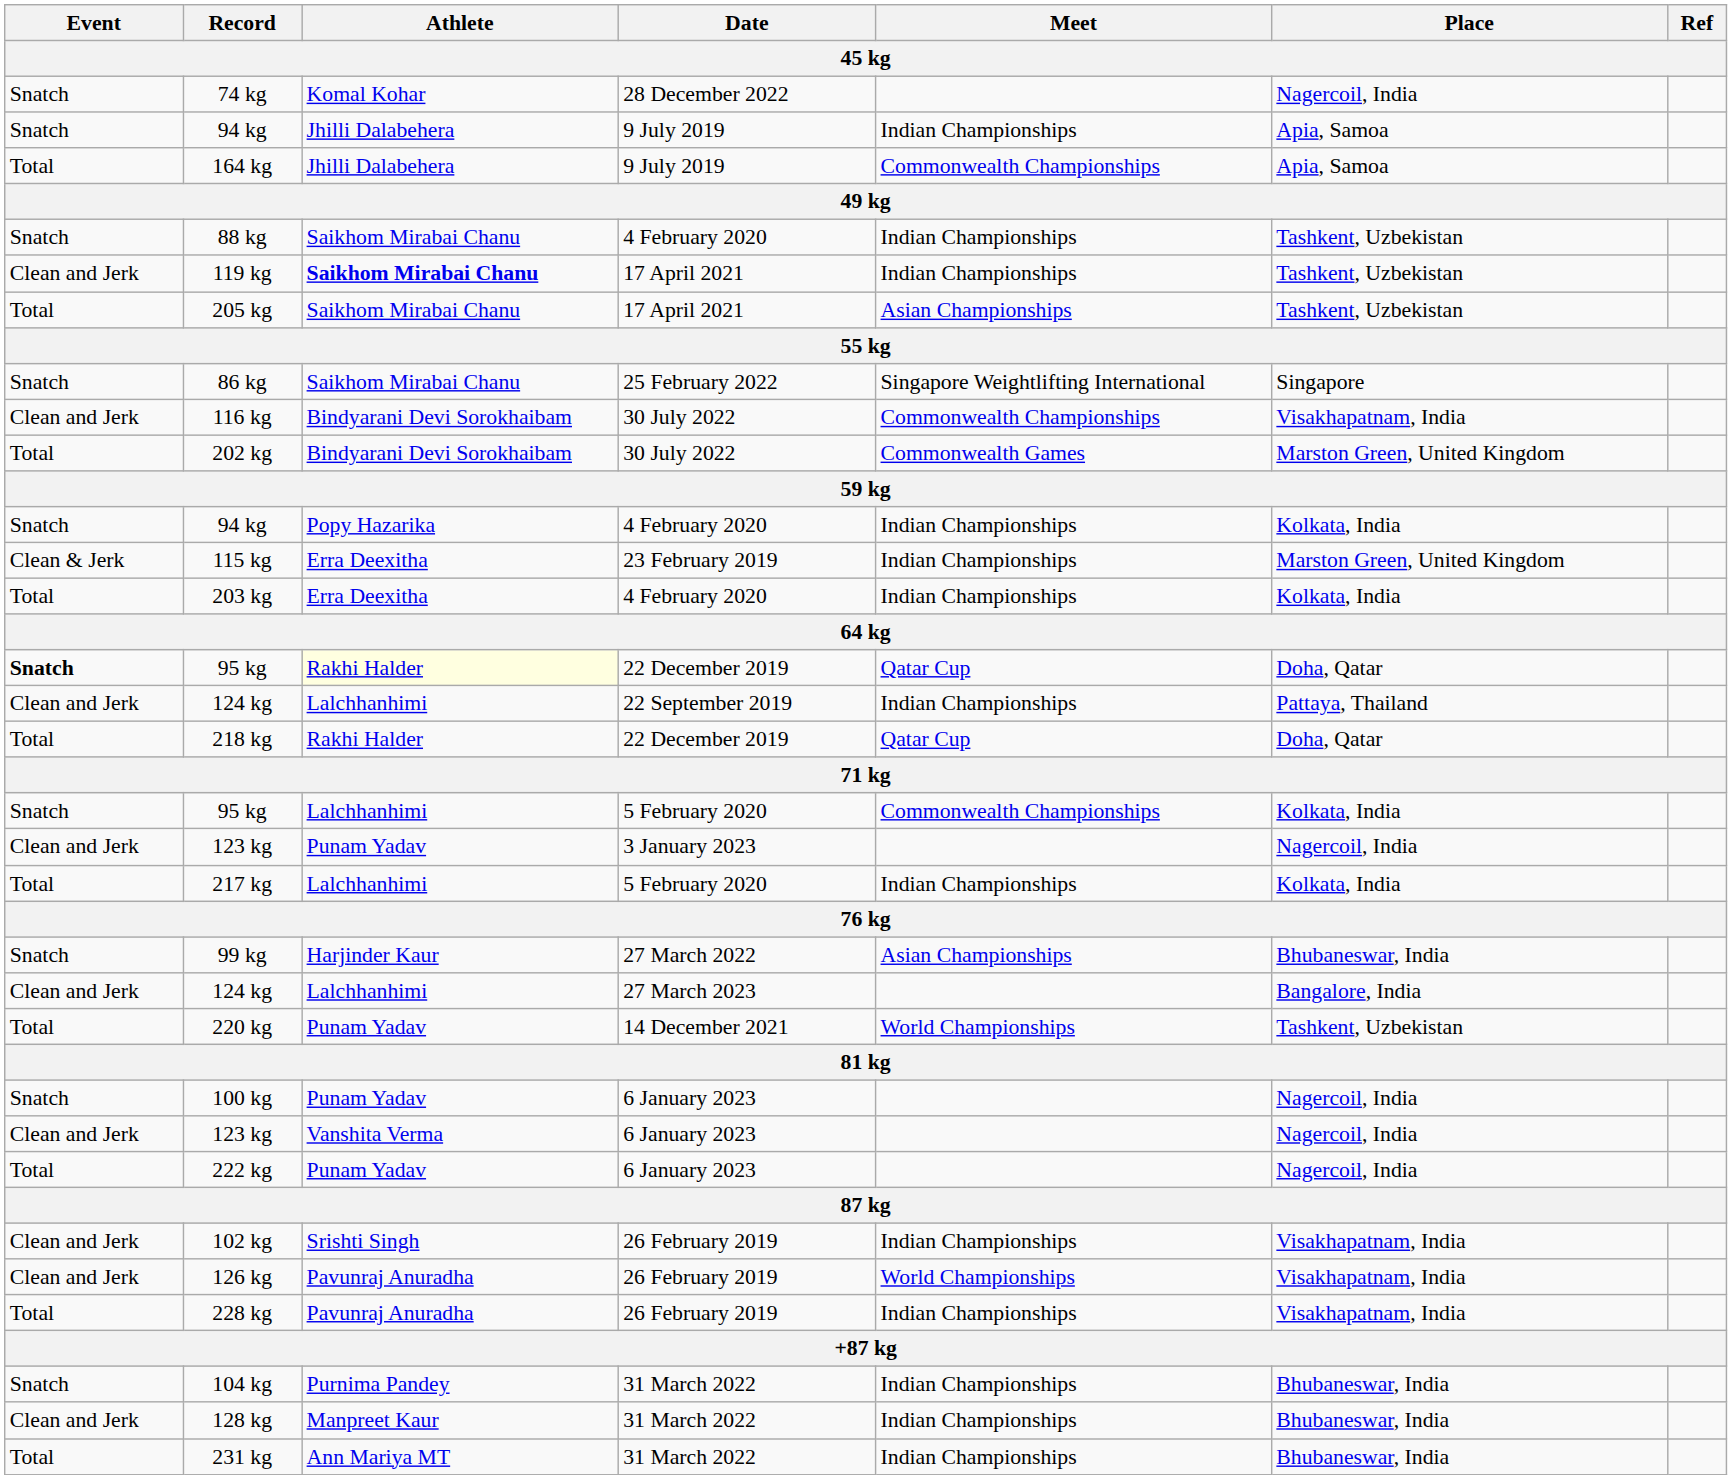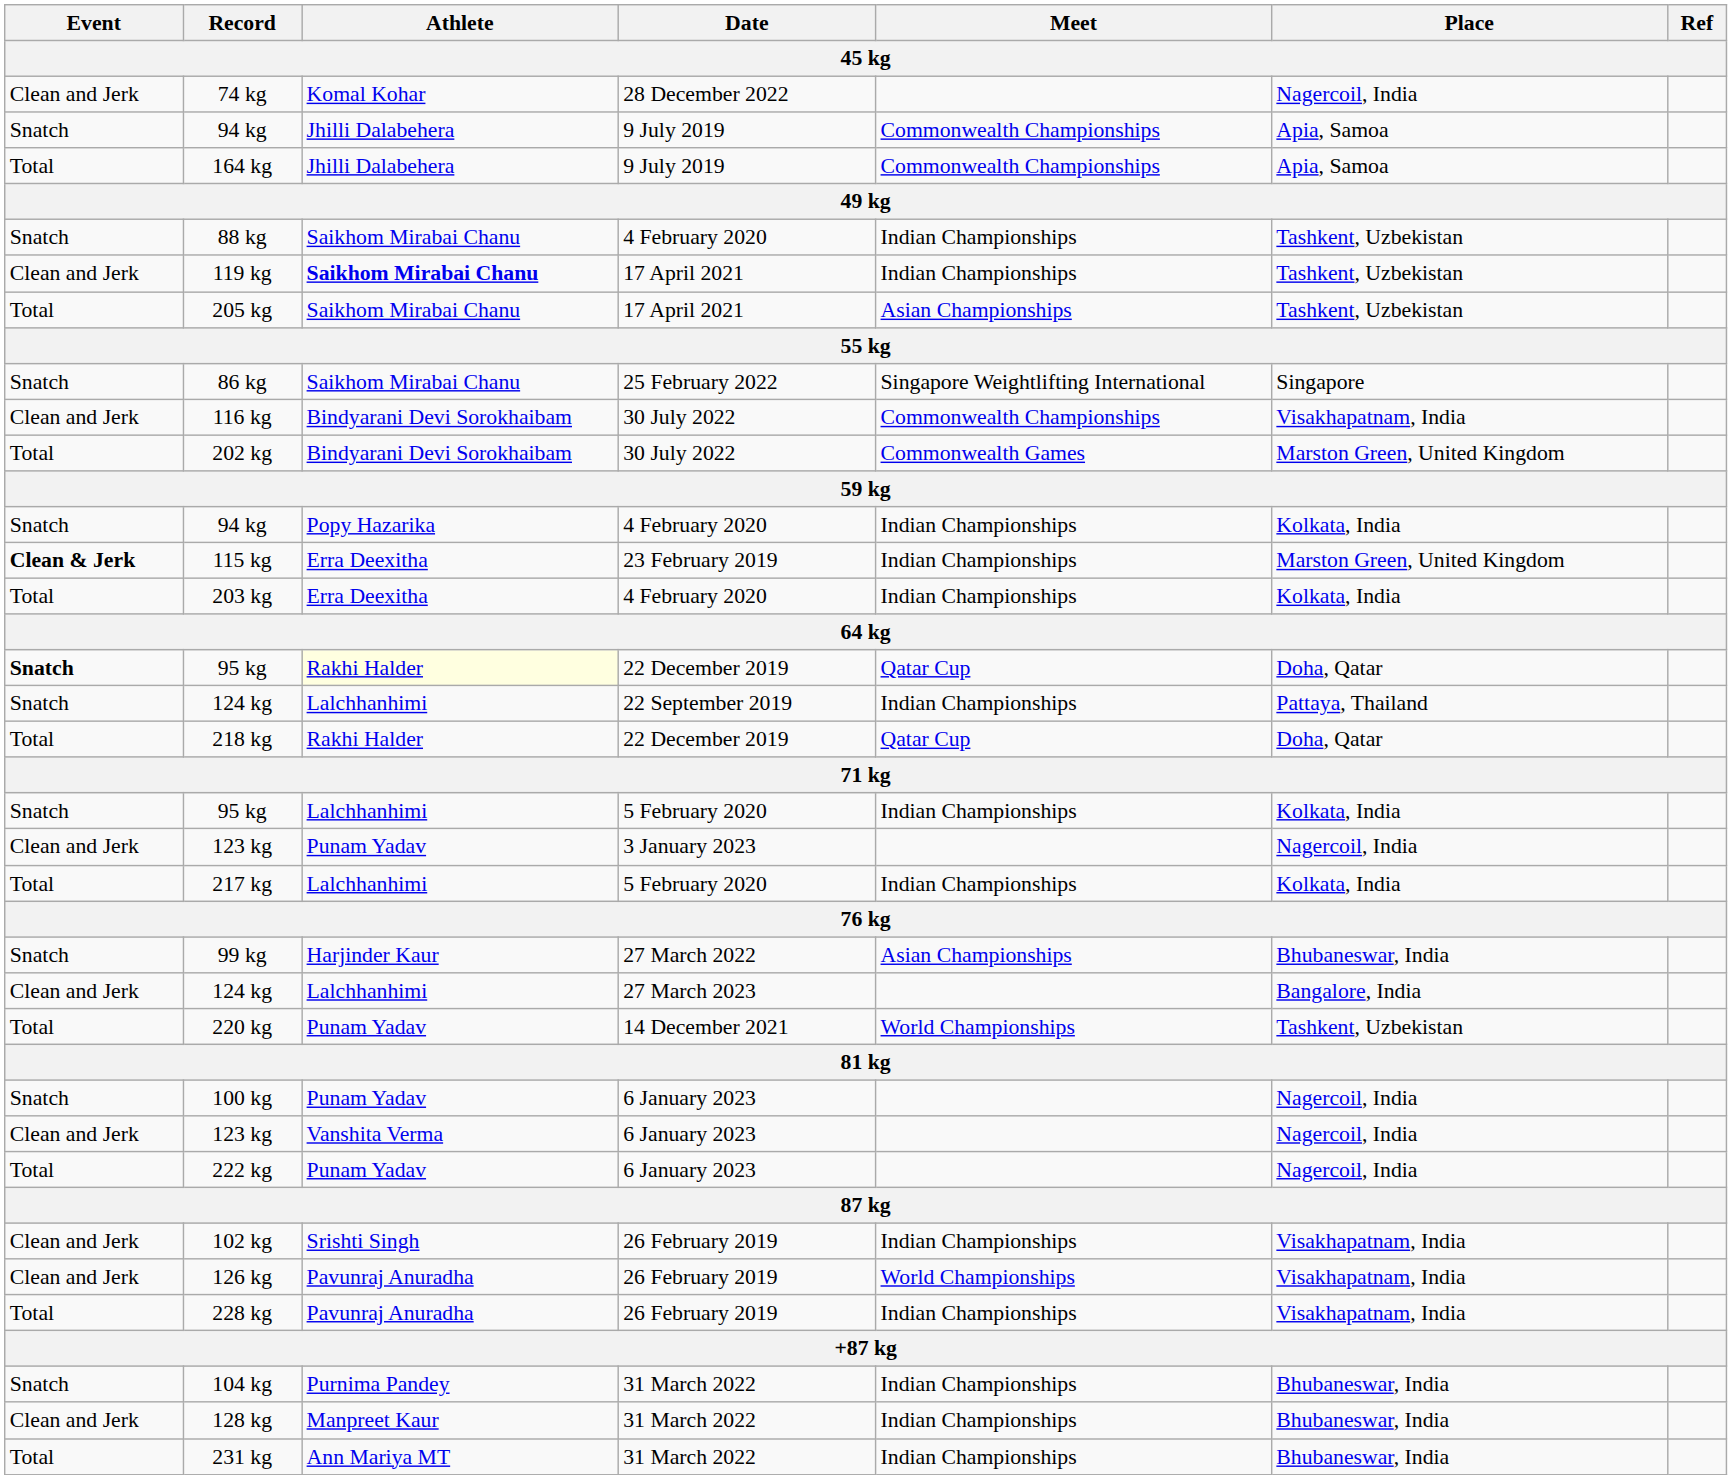(39, 94) Snatch -> (74, 94) Clean and Jerk
(979, 130) Indian Championships -> (1020, 130) Commonwealth Championships
(67, 560) normal -> (73, 560) bold
(74, 703) Clean and Jerk -> (39, 703) Snatch
(1020, 811) Commonwealth Championships -> (979, 811) Indian Championships
